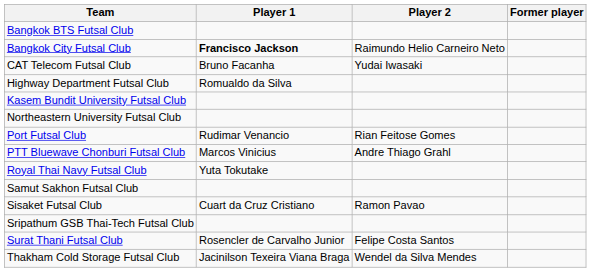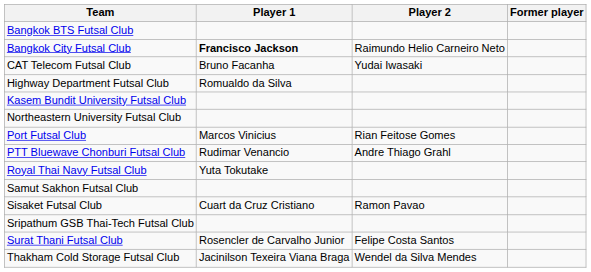(244, 135) Rudimar Venancio -> (237, 135) Marcos Vinicius
(237, 153) Marcos Vinicius -> (244, 153) Rudimar Venancio
